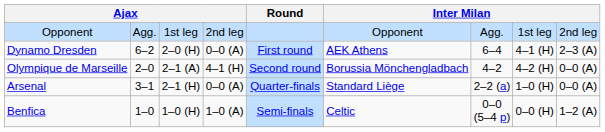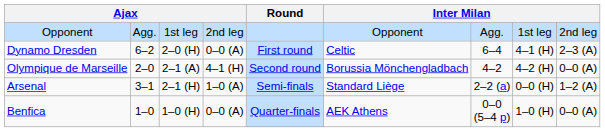(357, 50) AEK Athens -> (341, 50) Celtic
(225, 86) 0–0 (A) -> (225, 86) 1–0 (A)
(285, 86) Quarter-finals -> (285, 86) Semi-finals
(535, 86) 1–0 (H) -> (535, 86) 0–0 (H)
(578, 86) 0–0 (A) -> (578, 86) 1–2 (A)
(225, 111) 1–0 (A) -> (225, 111) 0–0 (A)
(285, 111) Semi-finals -> (285, 111) Quarter-finals
(341, 111) Celtic -> (357, 111) AEK Athens
(535, 111) 0–0 (H) -> (535, 111) 1–0 (H)
(578, 111) 1–2 (A) -> (578, 111) 0–0 (A)
